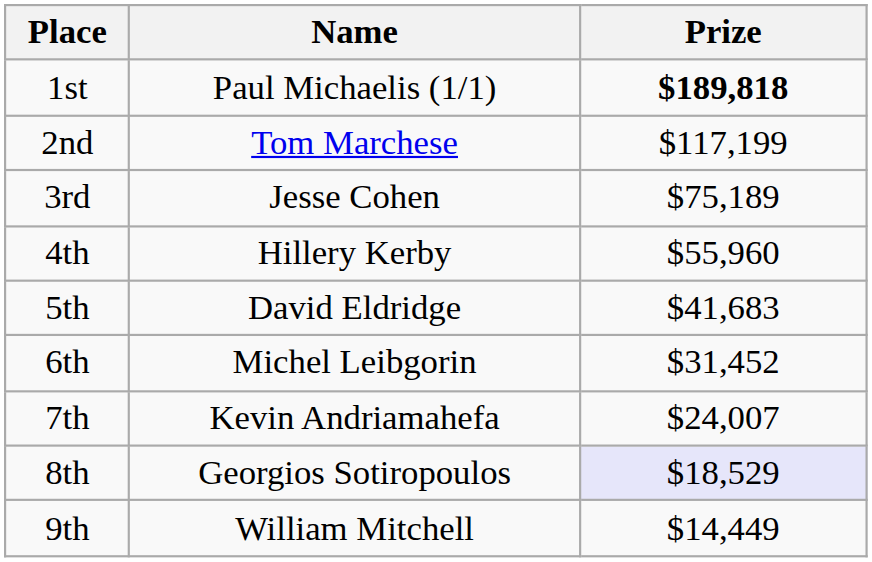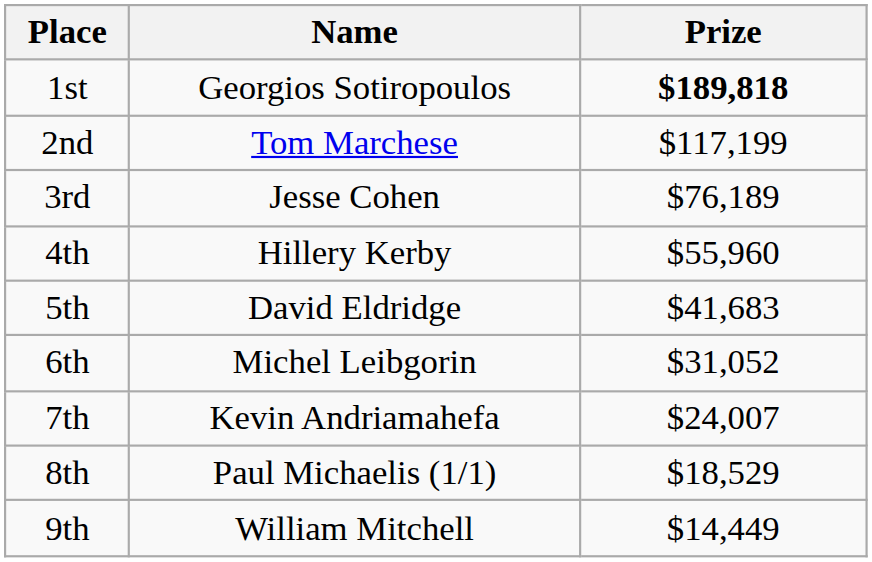(355, 87) Paul Michaelis (1/1) -> (355, 87) Georgios Sotiropoulos
(723, 197) $75,189 -> (723, 197) $76,189
(723, 362) $31,452 -> (723, 362) $31,052
(355, 472) Georgios Sotiropoulos -> (355, 472) Paul Michaelis (1/1)
(723, 472) lavender background -> (723, 472) no background
